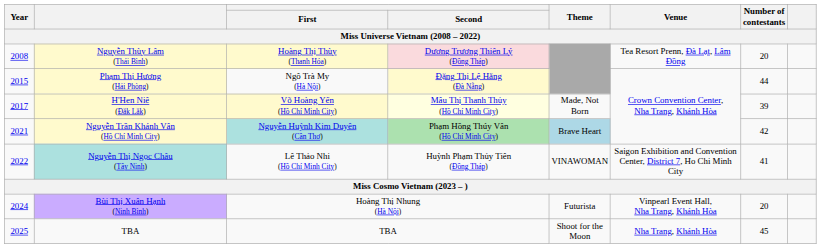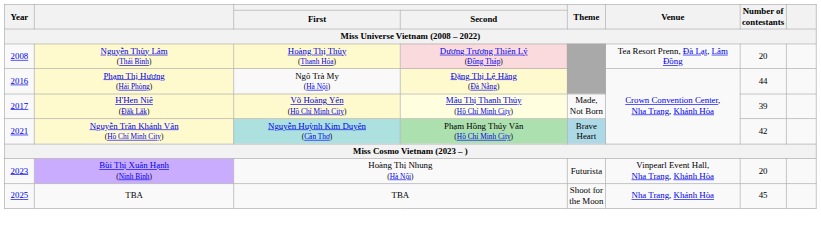(19, 81) 2015 -> (19, 81) 2016
- row: (130, 160)
(19, 206) 2024 -> (19, 170) 2023
